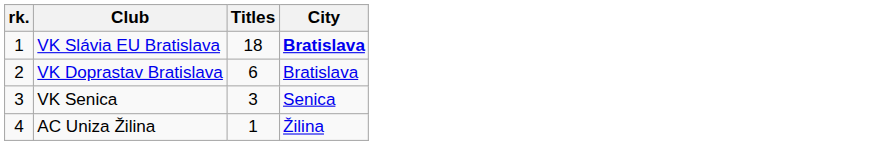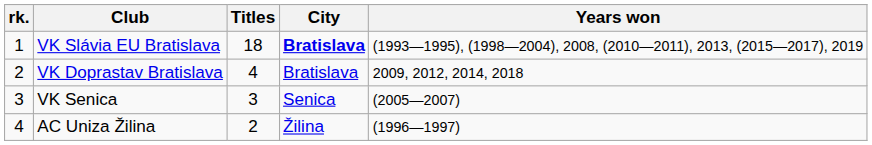+ column: (618, 18)
(253, 72) 6 -> (253, 72) 4
(253, 126) 1 -> (253, 126) 2
